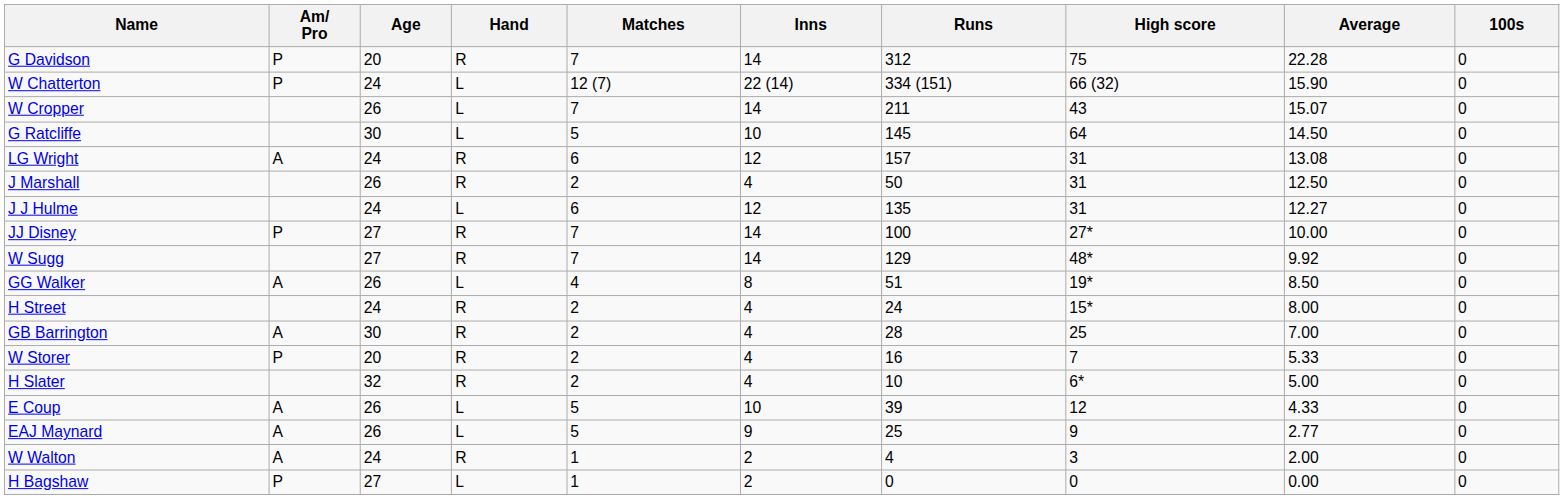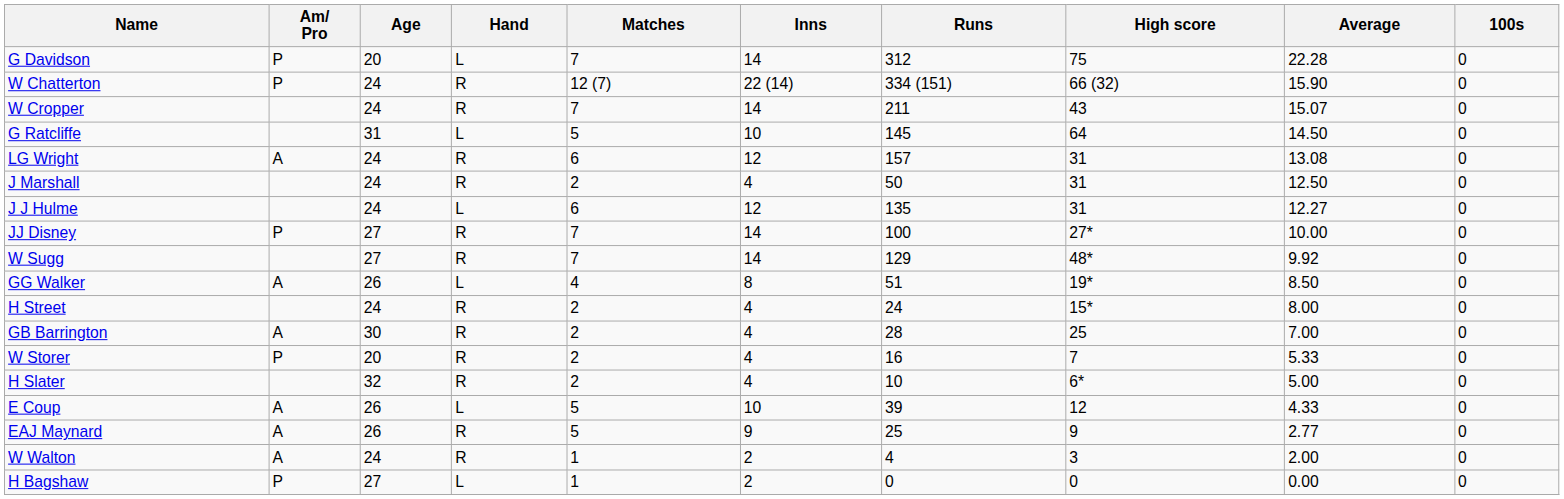(461, 59) R -> (460, 59) L
(460, 84) L -> (461, 84) R
(373, 109) 26 -> (373, 109) 24
(460, 109) L -> (461, 109) R
(373, 134) 30 -> (373, 134) 31
(373, 183) 26 -> (373, 183) 24
(460, 432) L -> (461, 432) R
